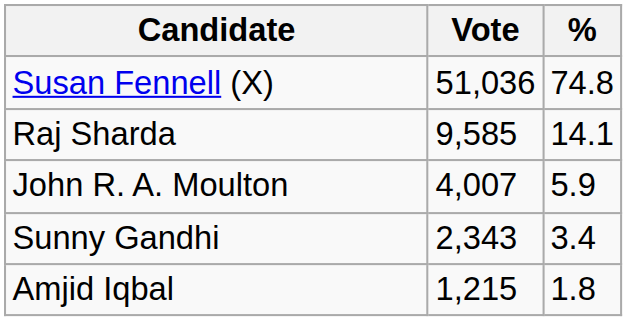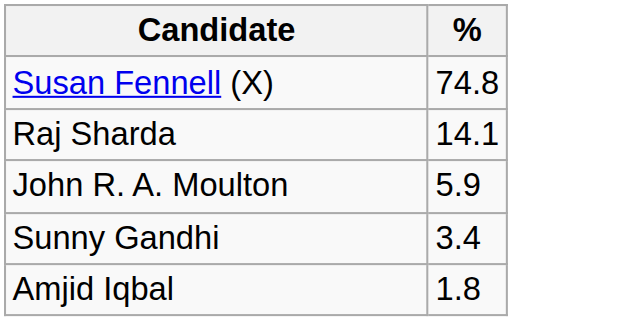- column: (485, 30)
